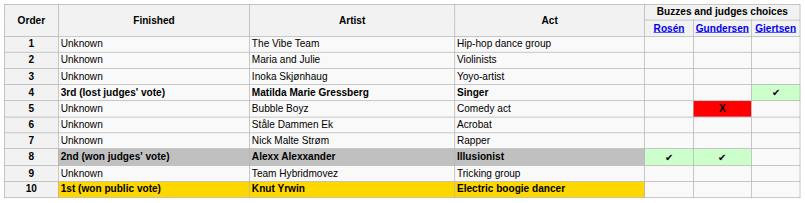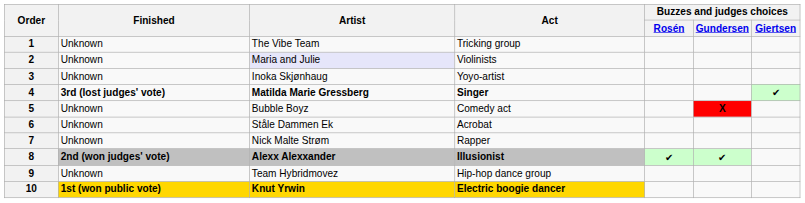(504, 44) Hip-hop dance group -> (489, 44) Tricking group
(286, 60) no background -> (286, 60) lavender background
(489, 173) Tricking group -> (504, 173) Hip-hop dance group
